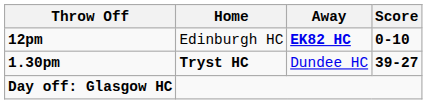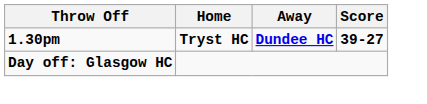- row: (25, 40)
(329, 63) normal -> (295, 40) bold
